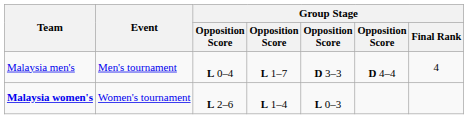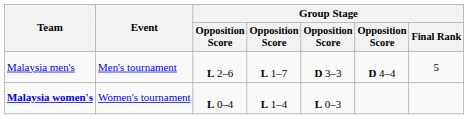(220, 74) L 0–4 -> (220, 74) L 2–6
(436, 67) 4 -> (436, 67) 5
(220, 105) L 2–6 -> (220, 105) L 0–4
